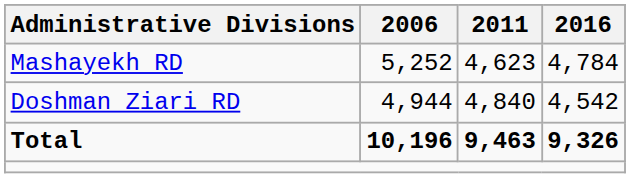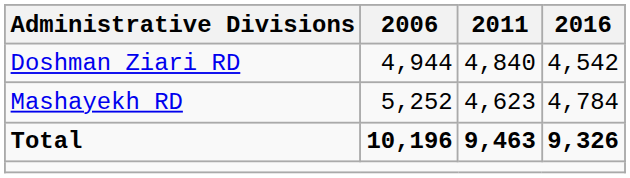rows swapped: (125, 102) <-> (97, 63)
